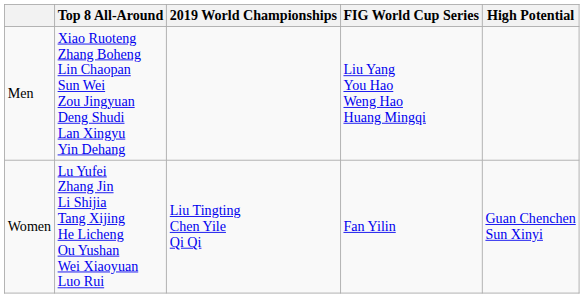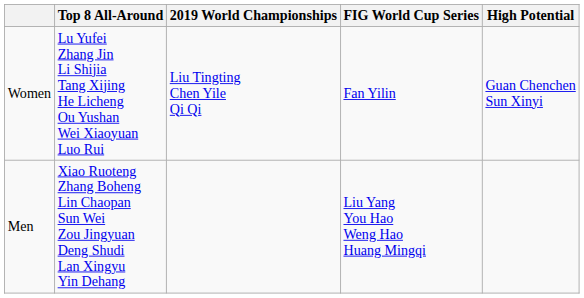rows swapped: (29, 226) <-> (21, 93)
